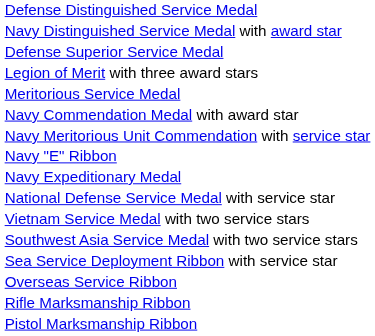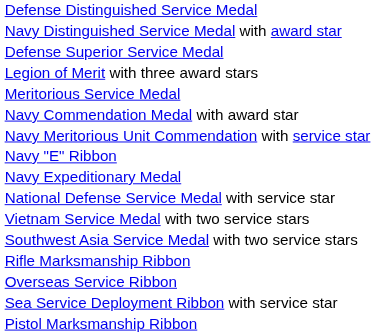rows swapped: (171, 261) <-> (98, 303)
